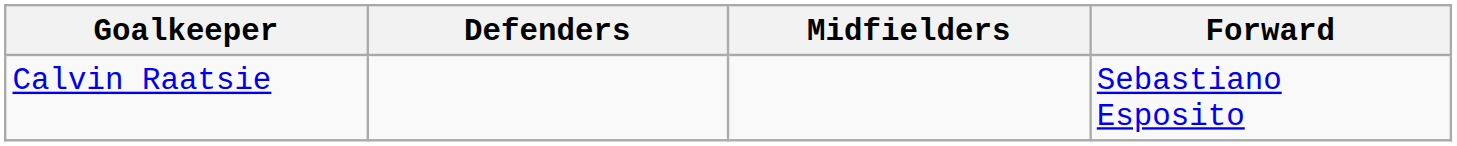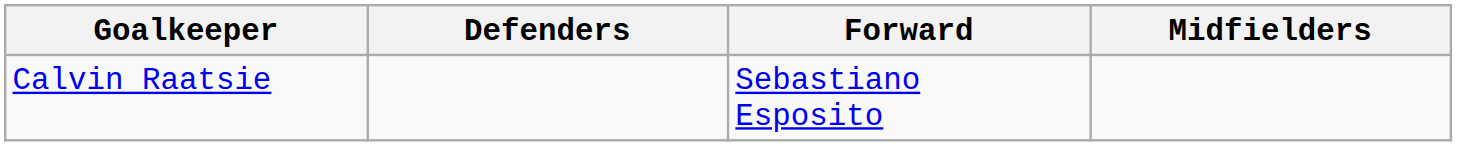columns swapped: (909, 30) <-> (1270, 30)
